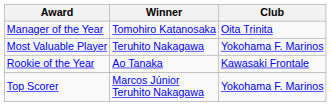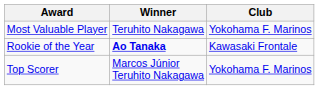- row: (55, 30)
(137, 64) normal -> (139, 47) bold
